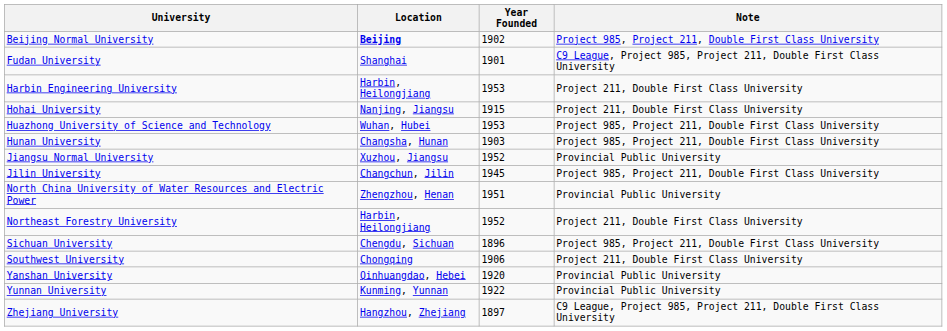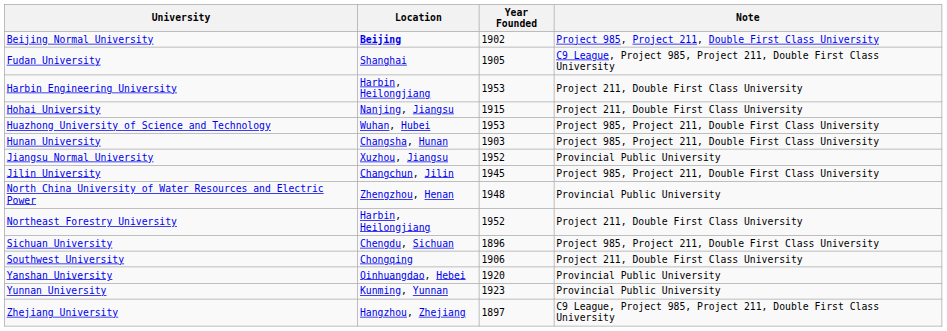(493, 61) 1901 -> (493, 61) 1905
(493, 195) 1951 -> (493, 195) 1948
(493, 291) 1922 -> (493, 291) 1923
